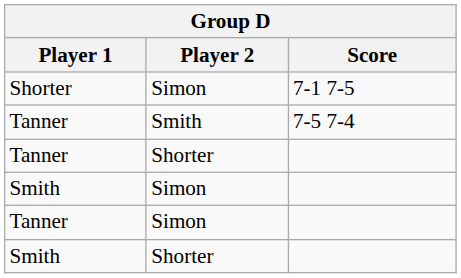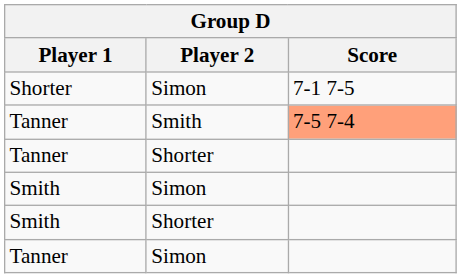(324, 121) no background -> (324, 121) lightsalmon background
rows swapped: (39, 222) <-> (35, 255)
